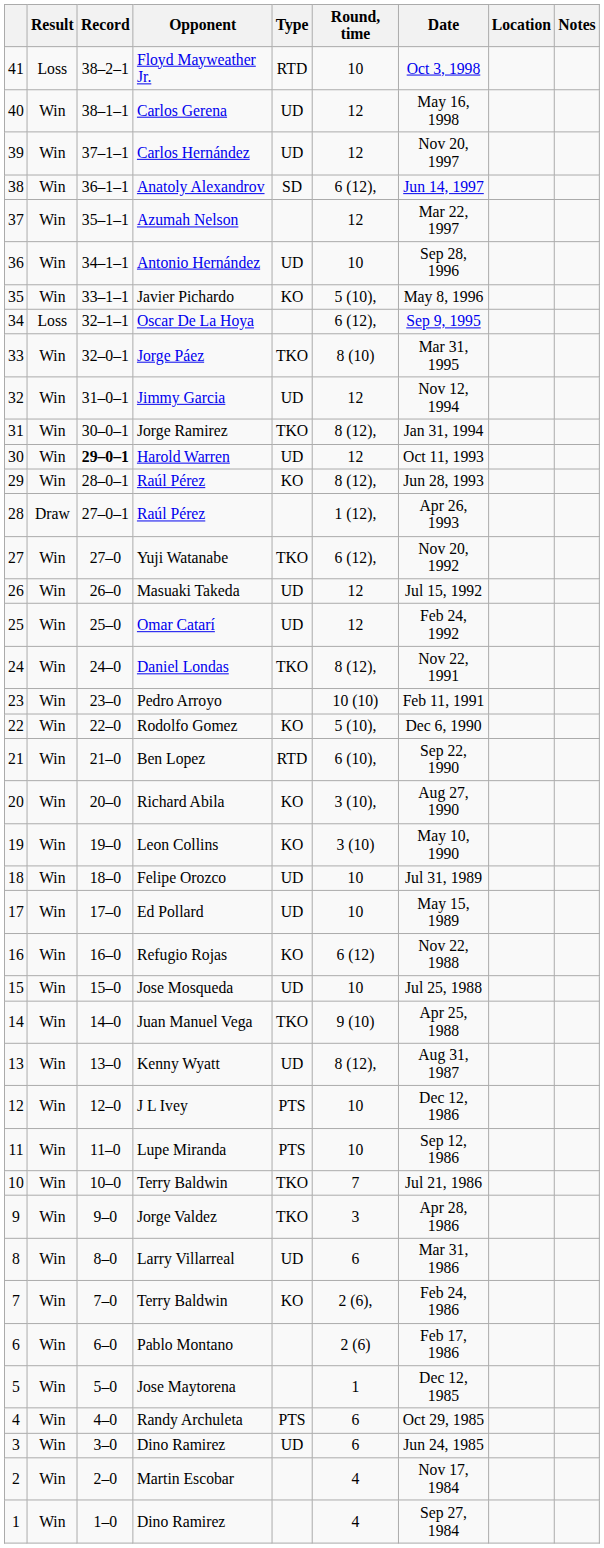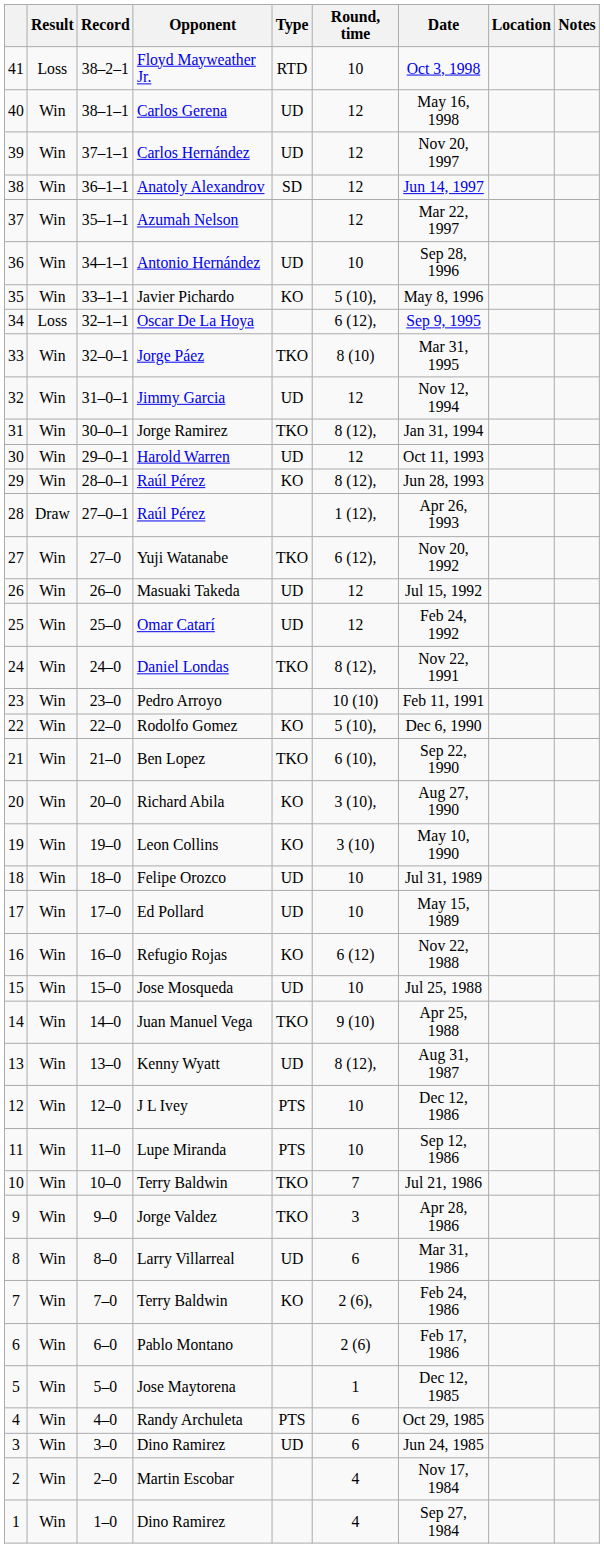(355, 186) 6 (12), -> (355, 186) 12
(105, 456) bold -> (105, 456) normal
(292, 759) RTD -> (292, 759) TKO
